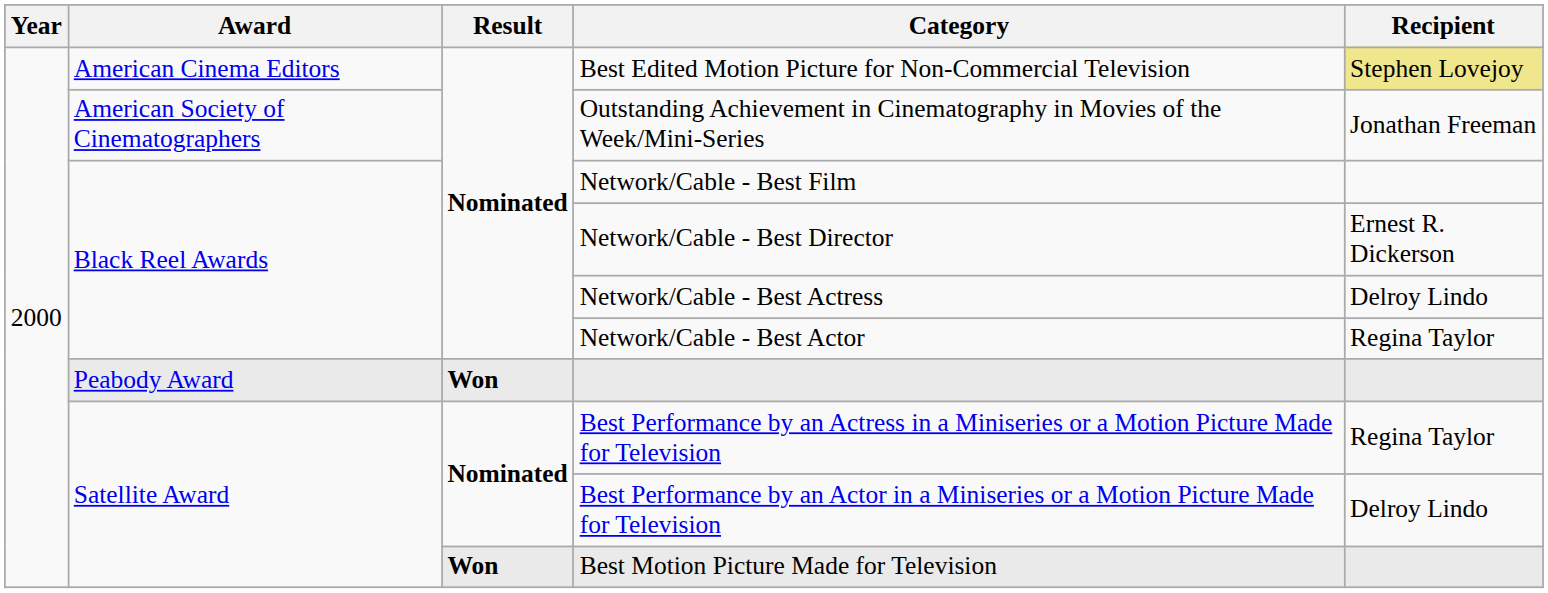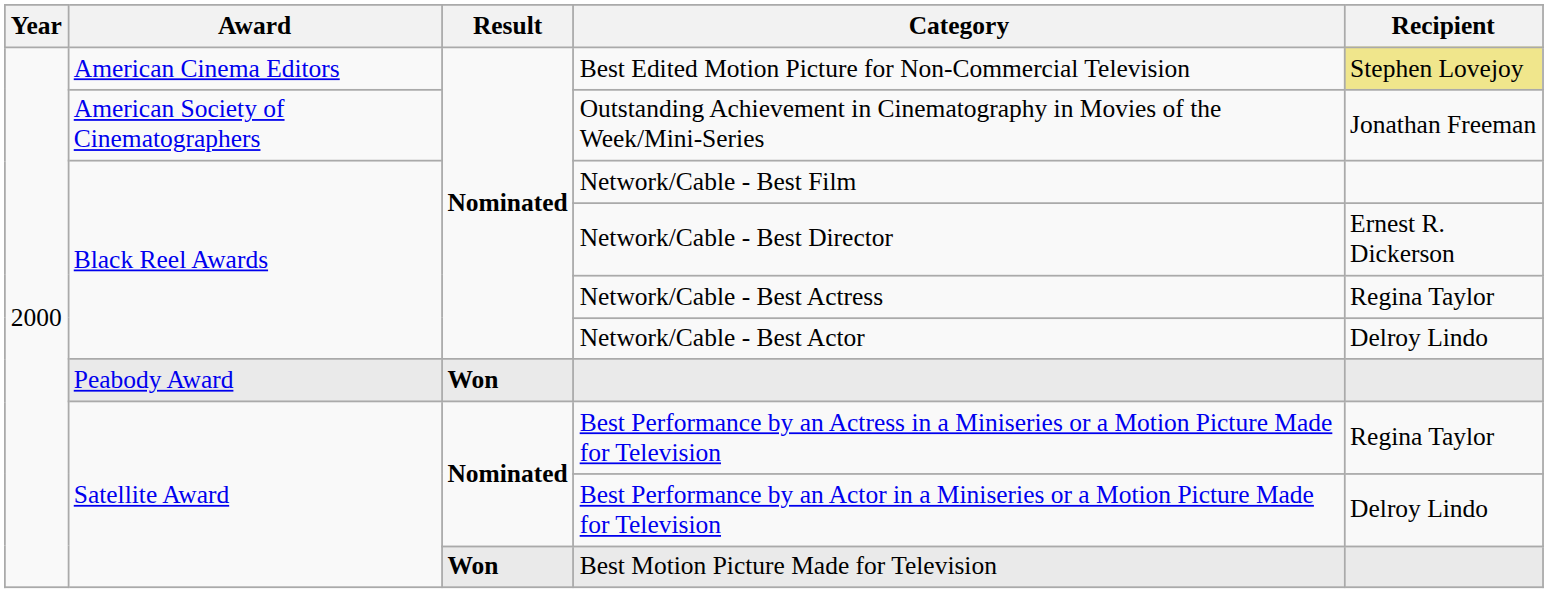(1419, 296) Delroy Lindo -> (1422, 296) Regina Taylor
(1422, 338) Regina Taylor -> (1419, 338) Delroy Lindo
